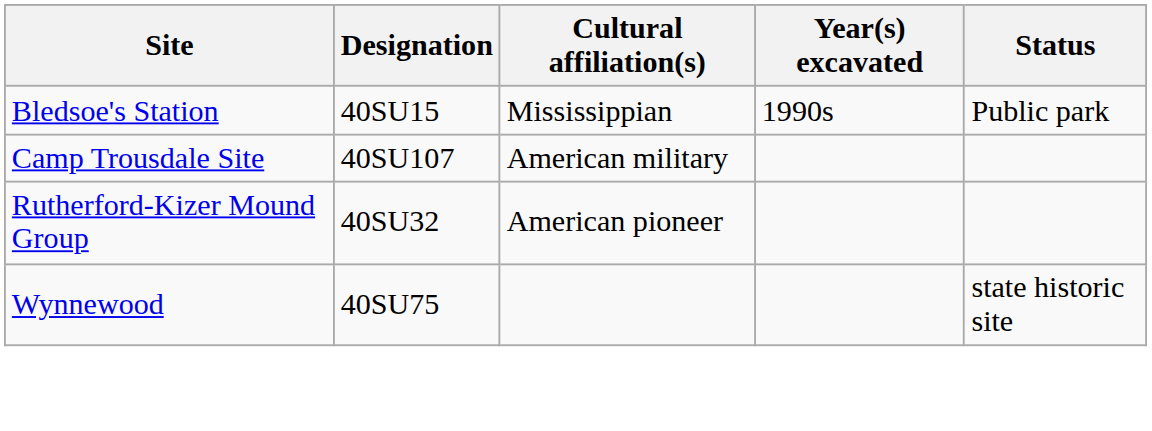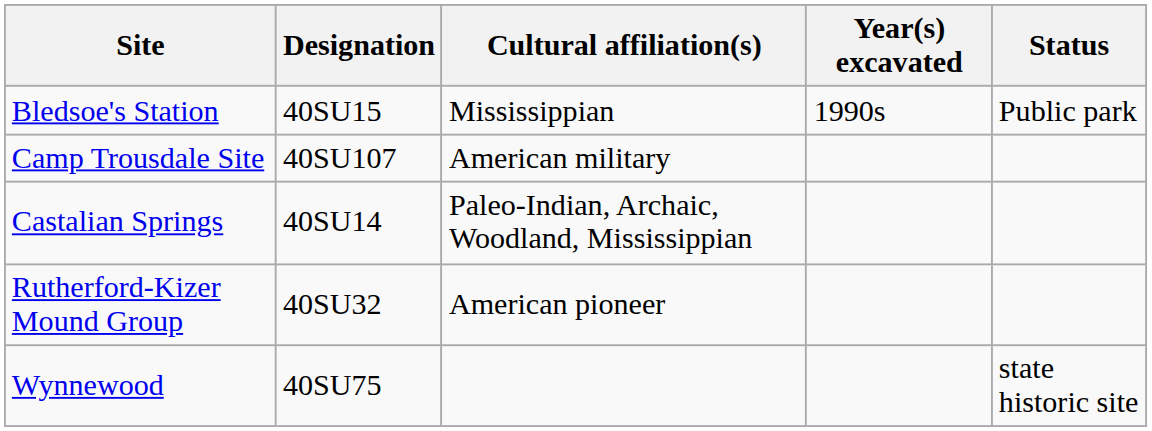+ row: (118, 222)
